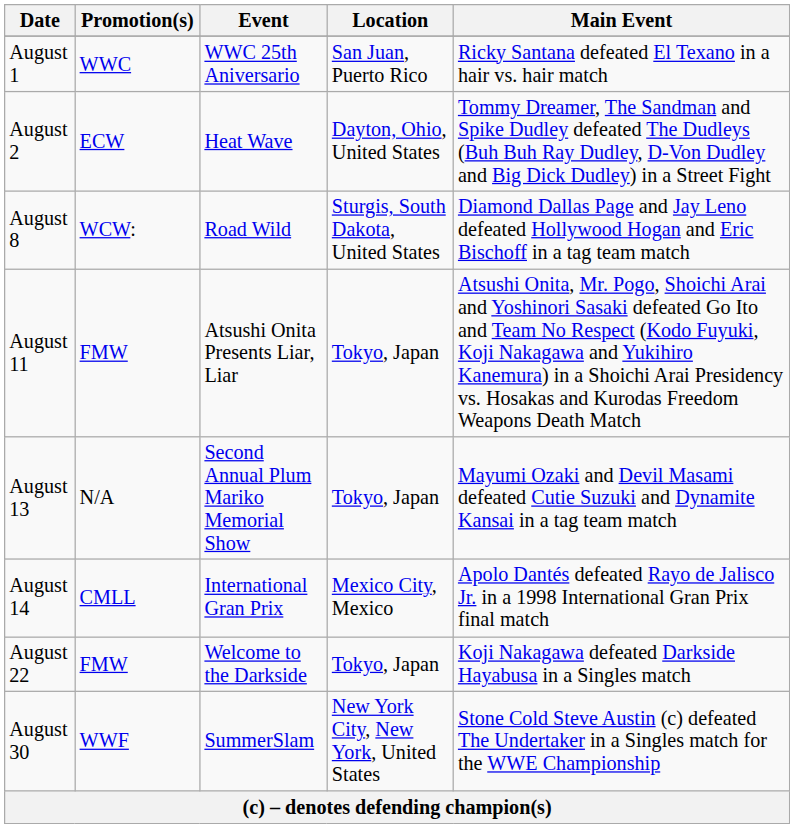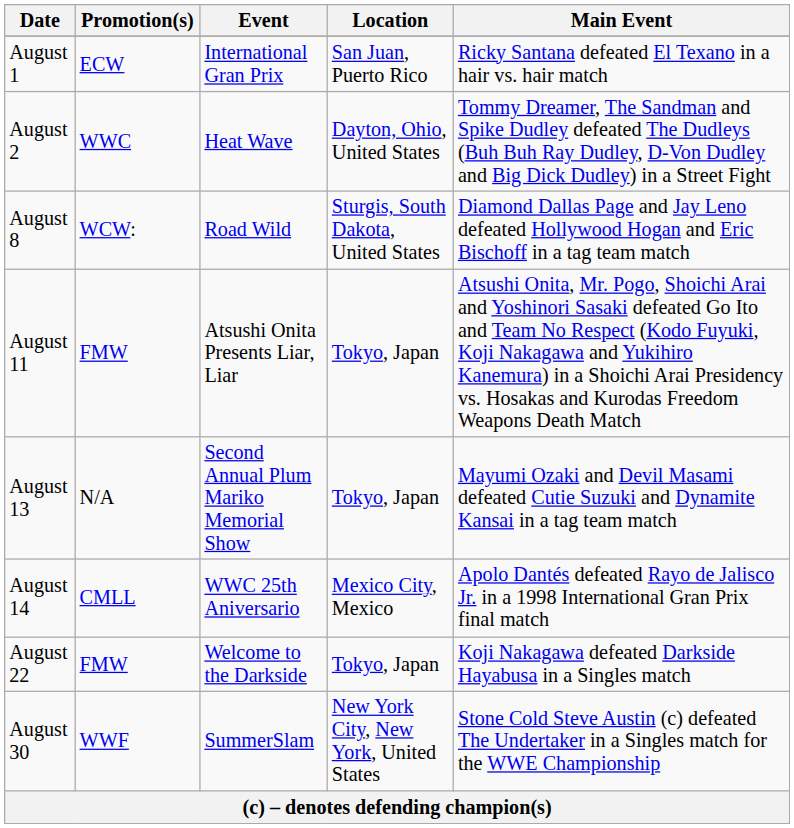(105, 63) WWC -> (102, 63) ECW
(252, 63) WWC 25th Aniversario -> (256, 63) International Gran Prix
(102, 141) ECW -> (105, 141) WWC
(256, 597) International Gran Prix -> (252, 597) WWC 25th Aniversario
